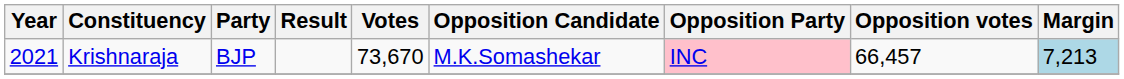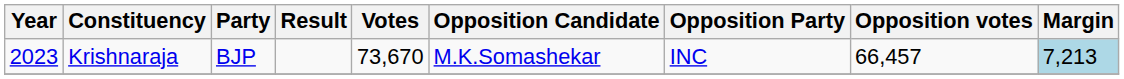(34, 56) 2021 -> (34, 56) 2023
(688, 56) pink background -> (688, 56) no background
